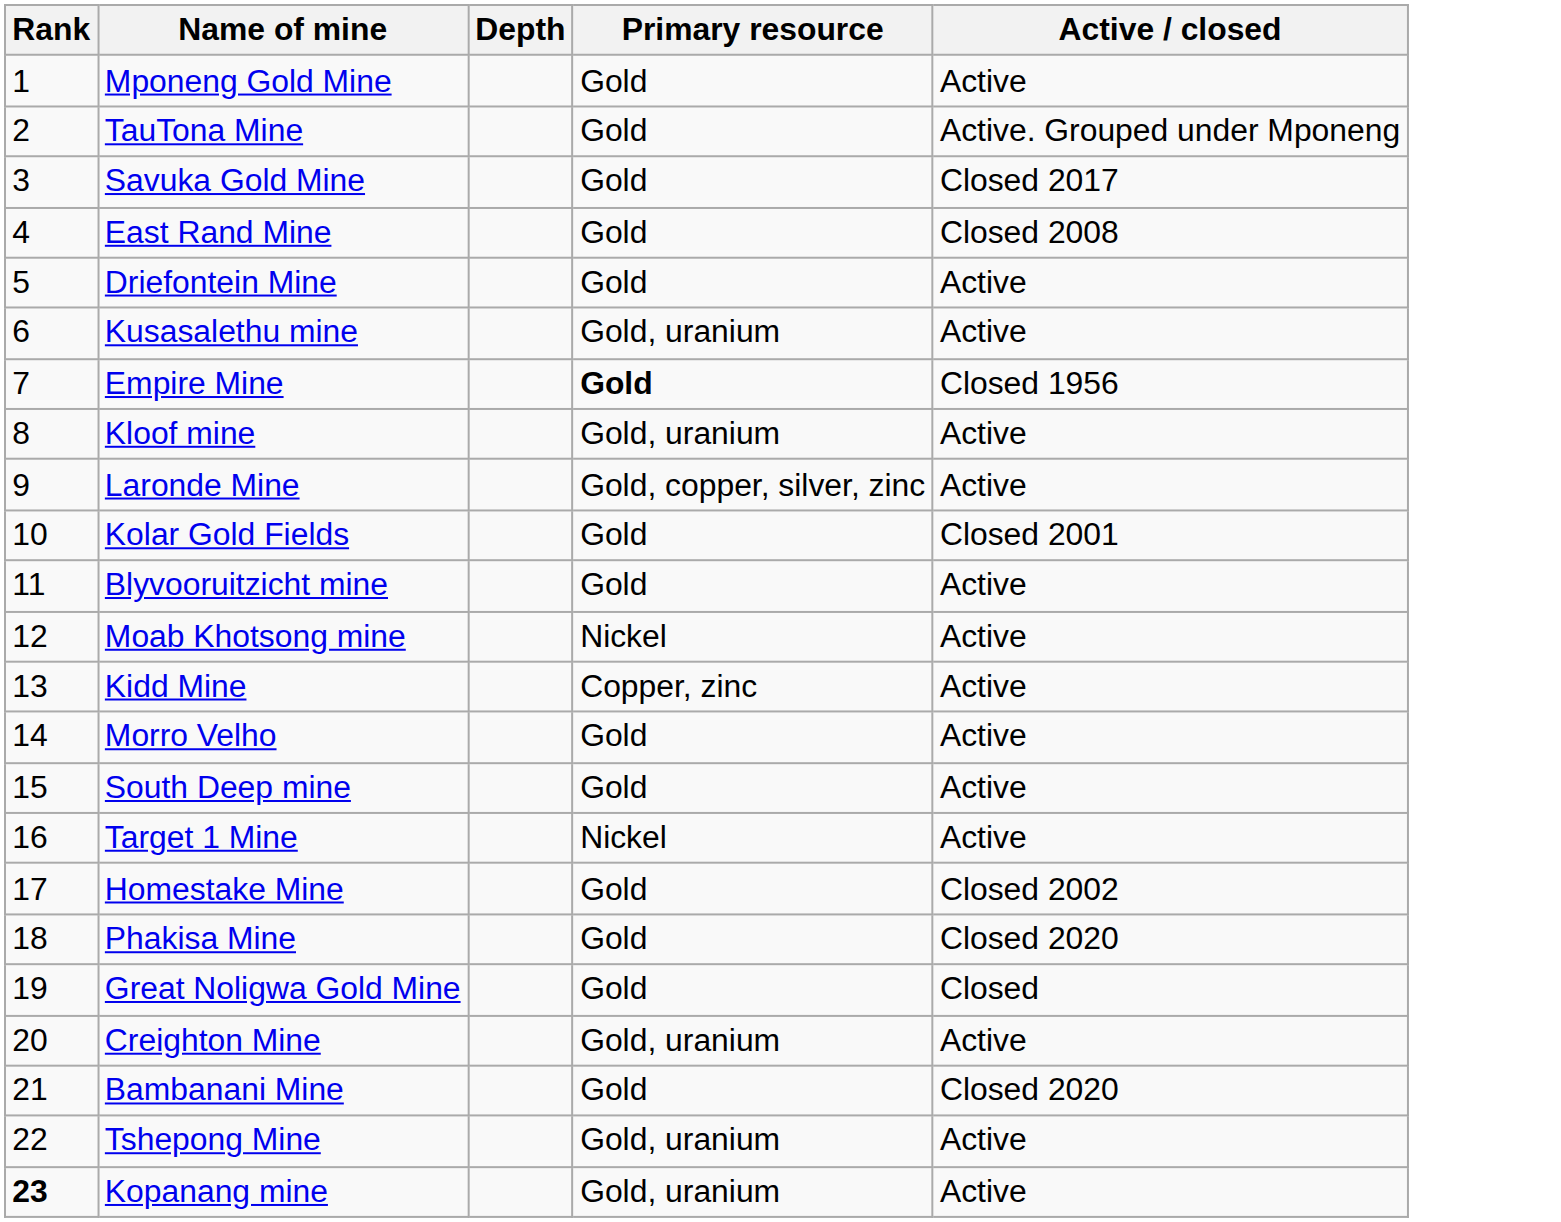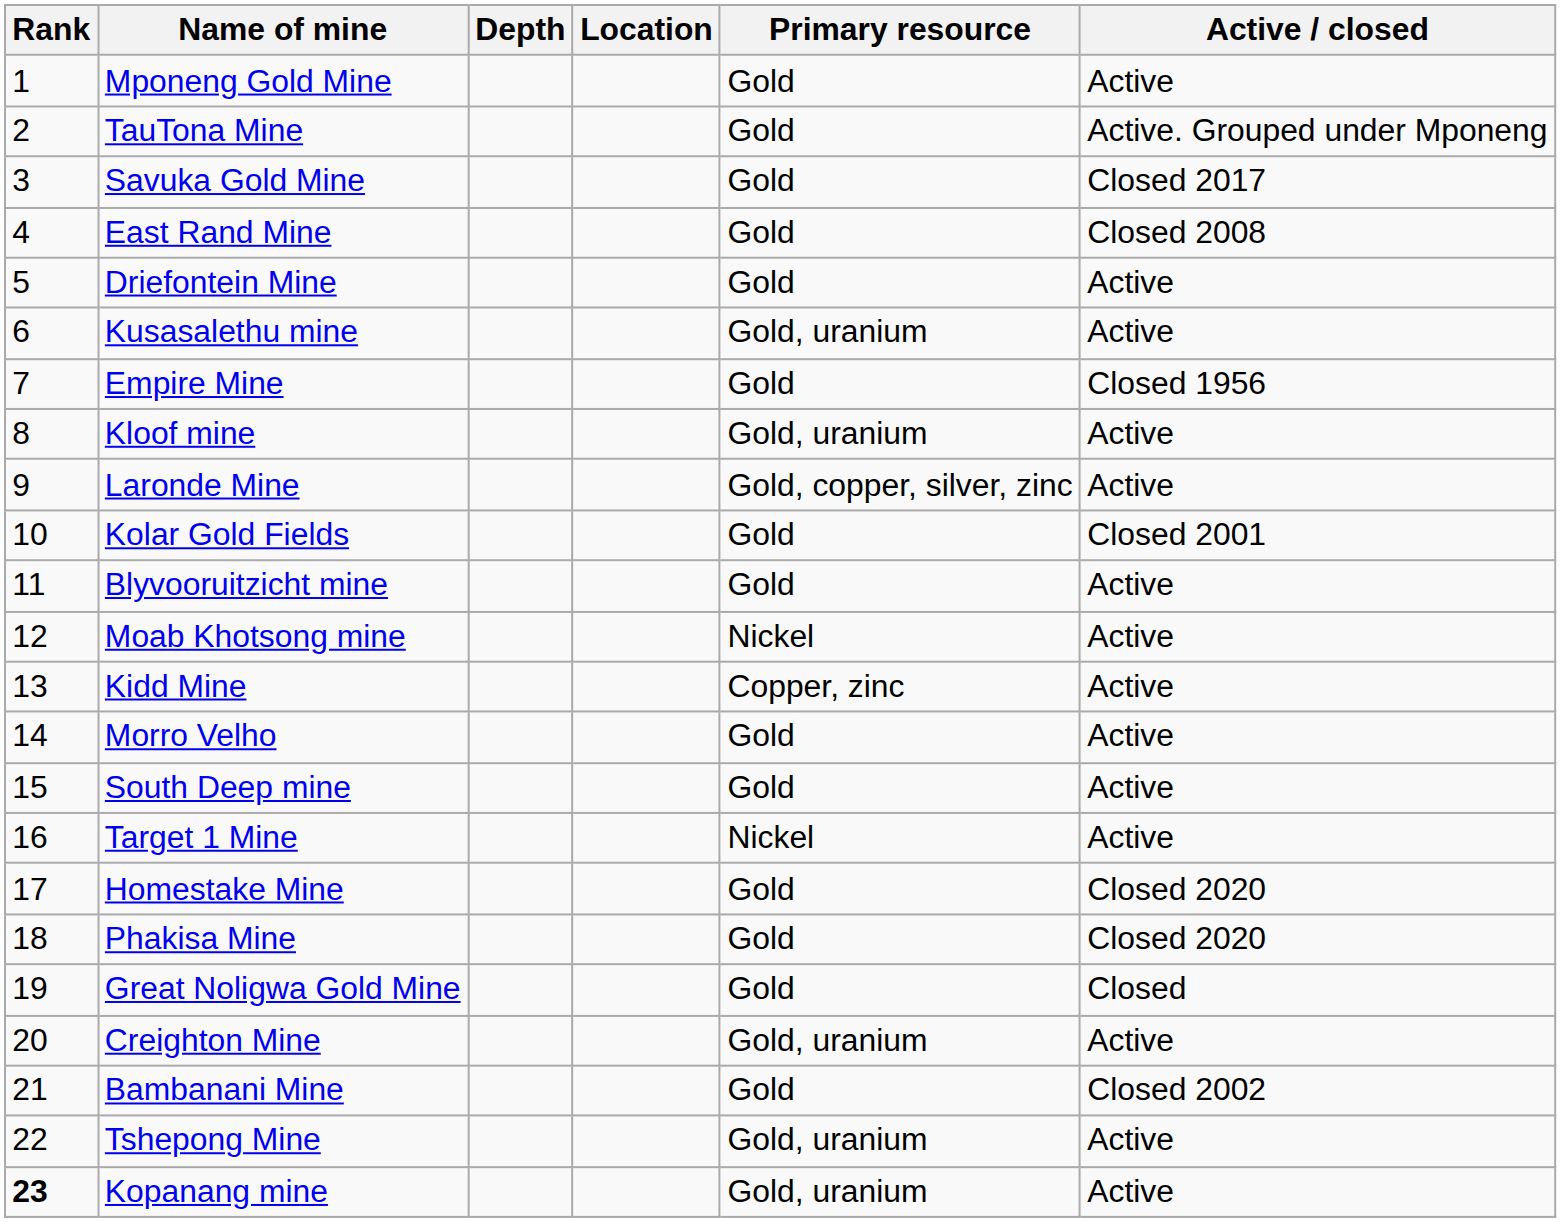+ column: (646, 29)
(616, 383) bold -> (761, 383) normal
(1029, 888) Closed 2002 -> (1177, 888) Closed 2020
(1029, 1090) Closed 2020 -> (1177, 1090) Closed 2002
